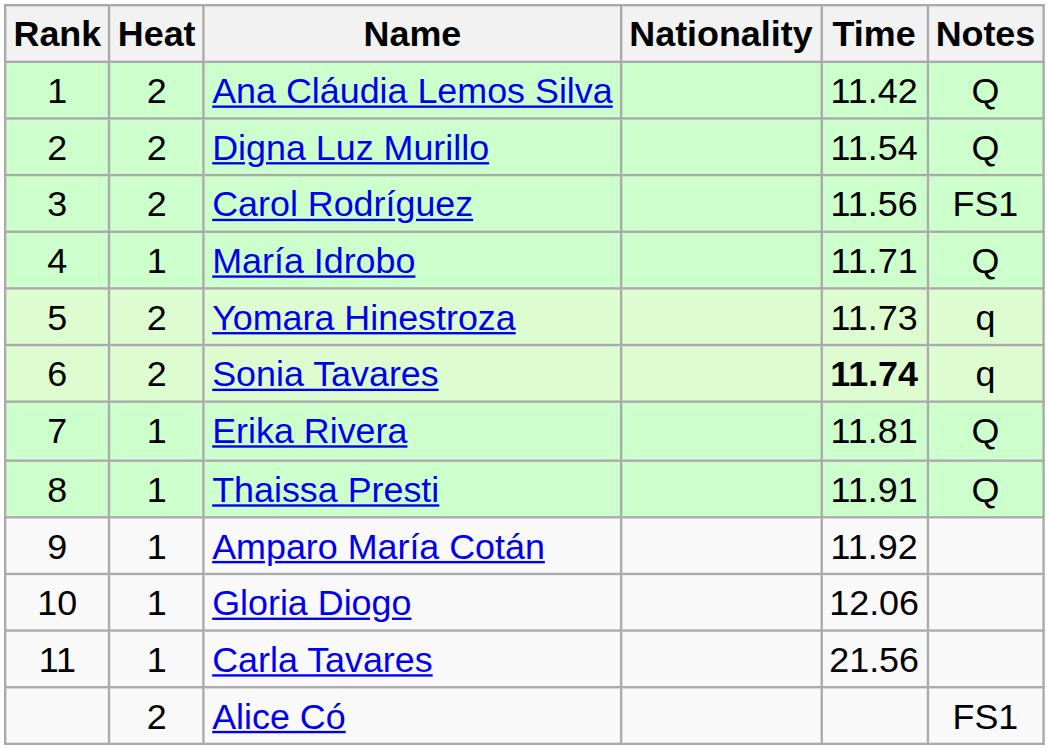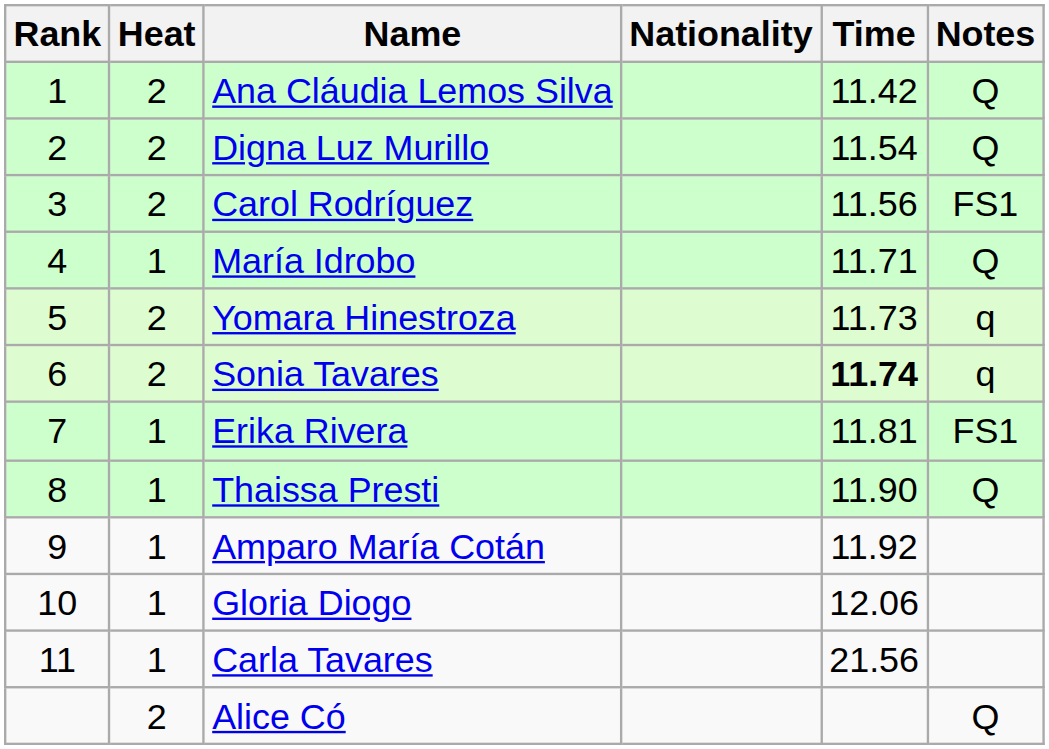(985, 431) Q -> (985, 431) FS1
(874, 488) 11.91 -> (874, 488) 11.90
(985, 715) FS1 -> (985, 715) Q
